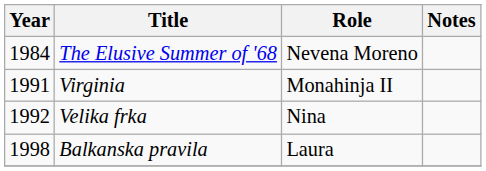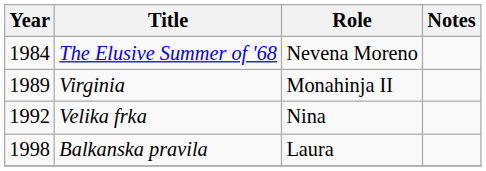(30, 85) 1991 -> (30, 85) 1989
